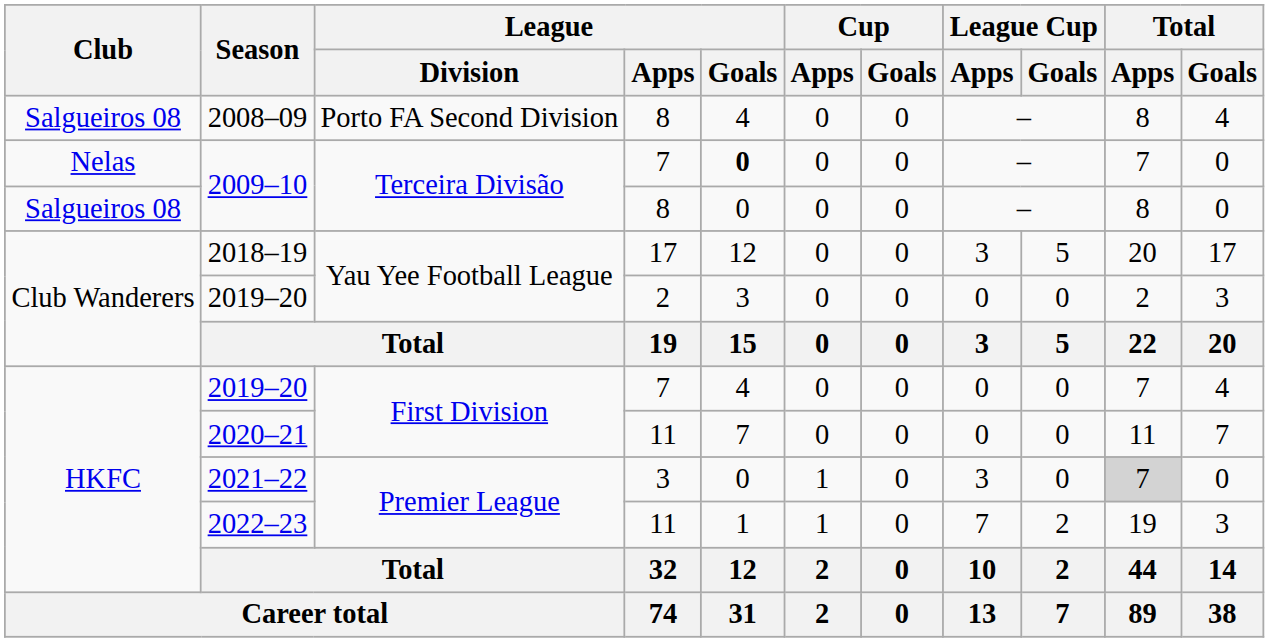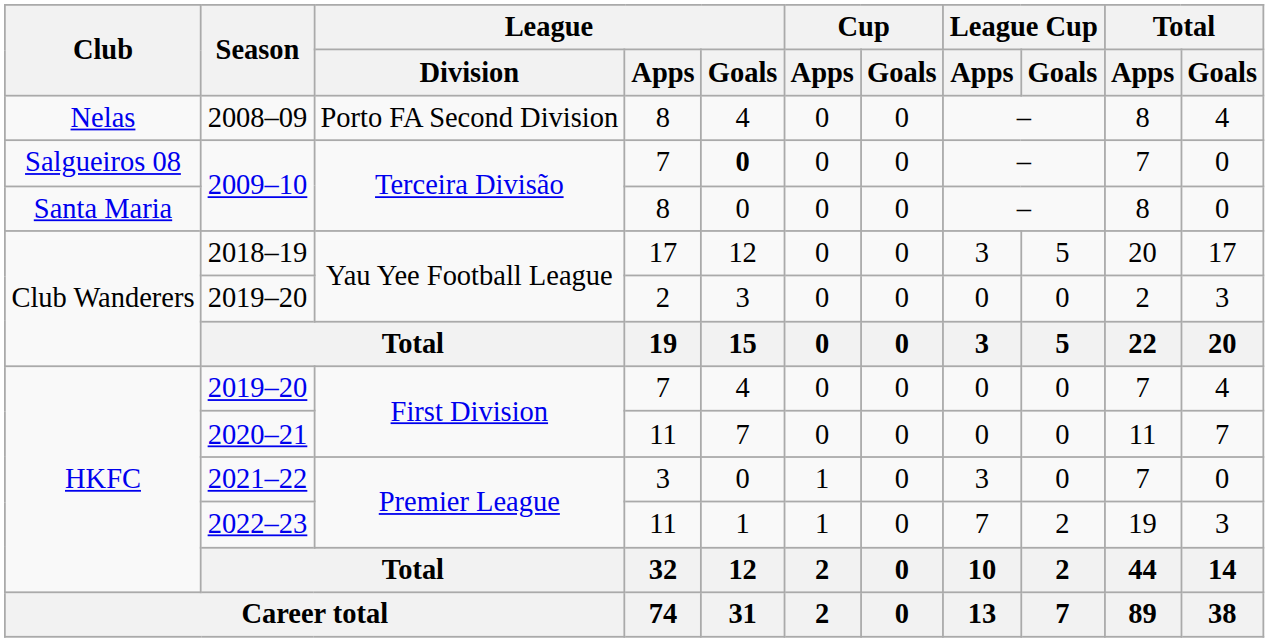(103, 117) Salgueiros 08 -> (103, 117) Nelas
(103, 162) Nelas -> (103, 162) Salgueiros 08
(103, 207) Salgueiros 08 -> (103, 207) Santa Maria
(1143, 478) lightgrey background -> (1143, 478) no background
